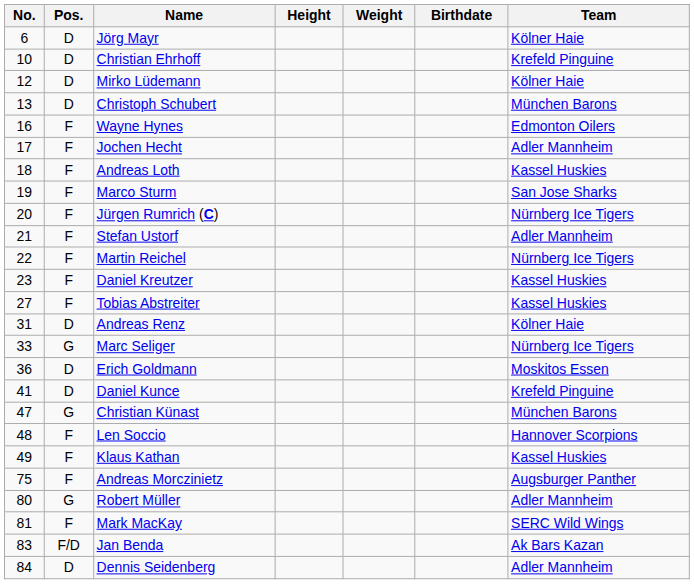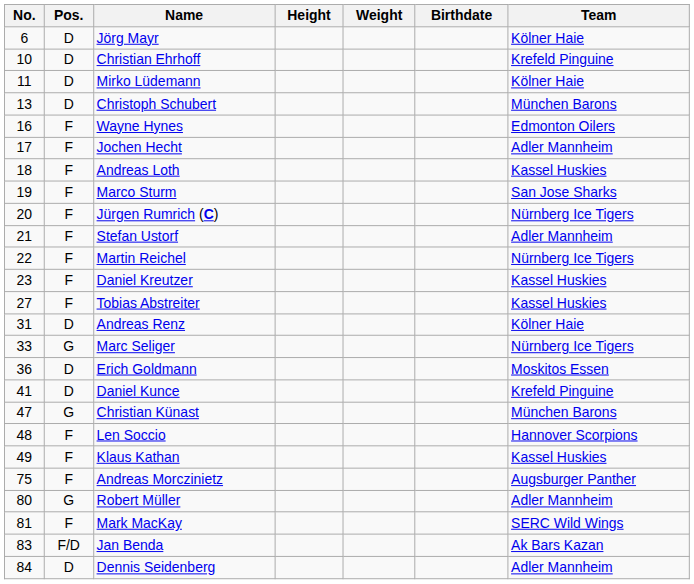(24, 82) 12 -> (24, 82) 11
